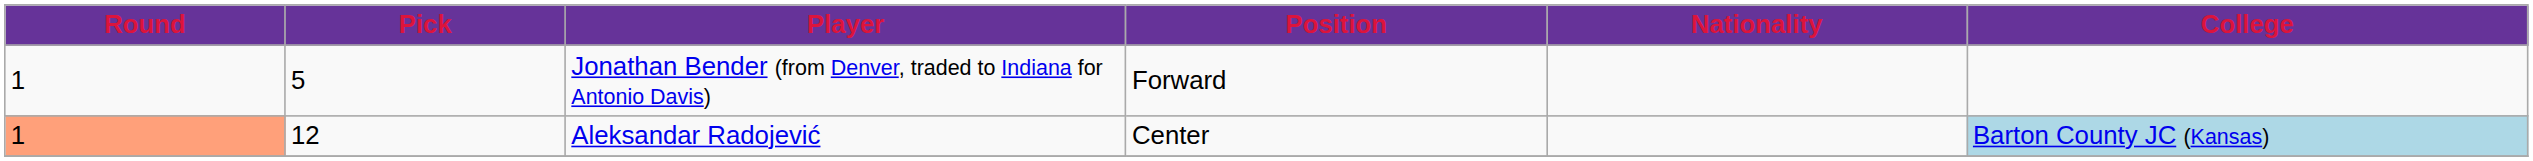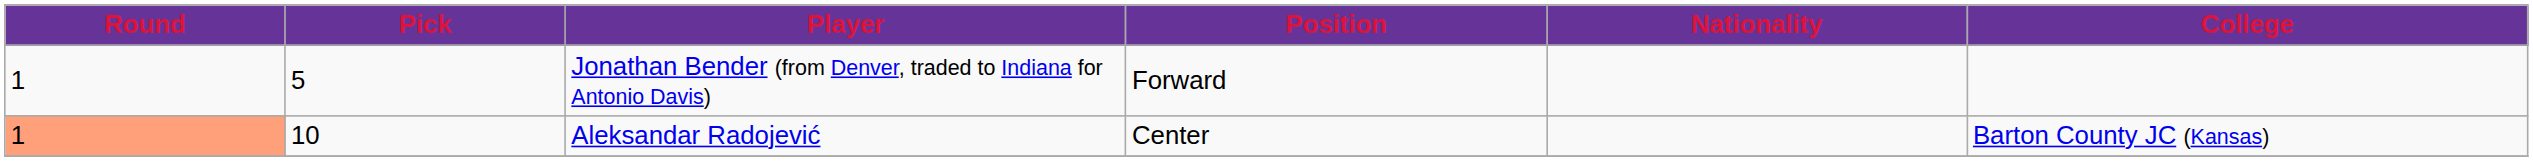(305, 135) 12 -> (305, 135) 10
(2121, 135) lightblue background -> (2121, 135) no background
